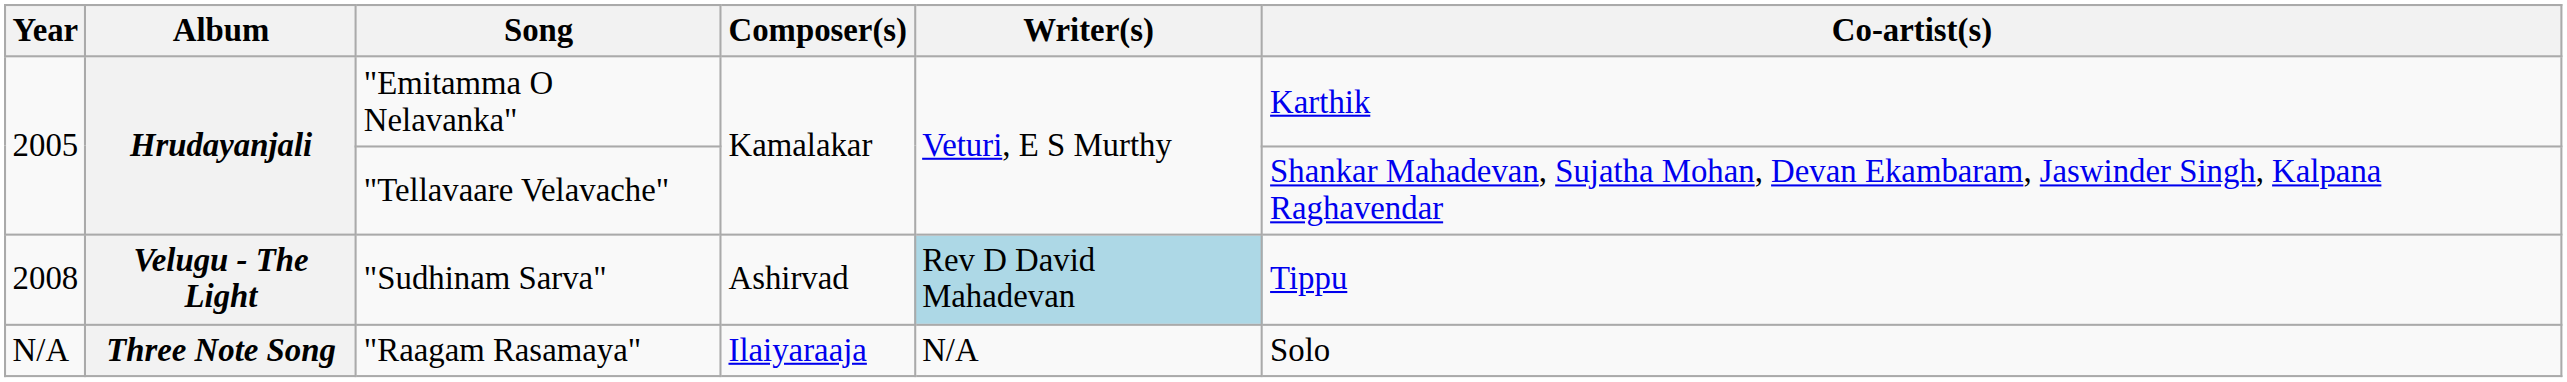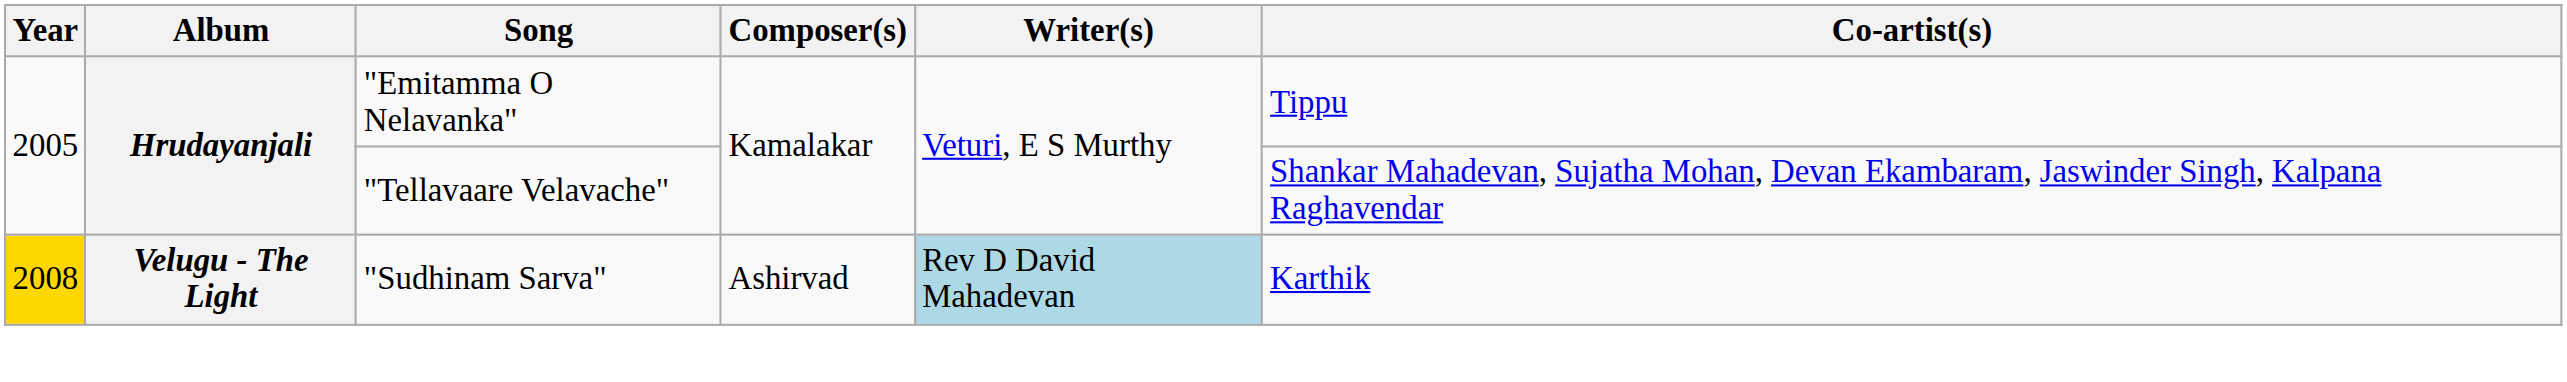(1320, 100) Karthik -> (1309, 100) Tippu
(45, 278) no background -> (45, 278) gold background
(1309, 278) Tippu -> (1320, 278) Karthik
- row: (502, 349)
